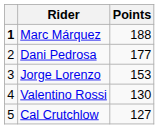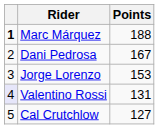(141, 55) 177 -> (141, 55) 167
(11, 94) no background -> (11, 94) lavender background
(141, 94) 130 -> (141, 94) 131
